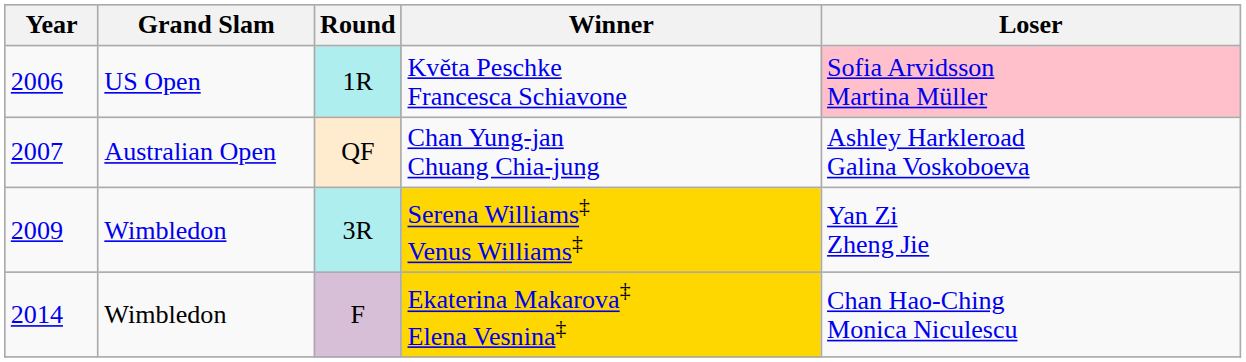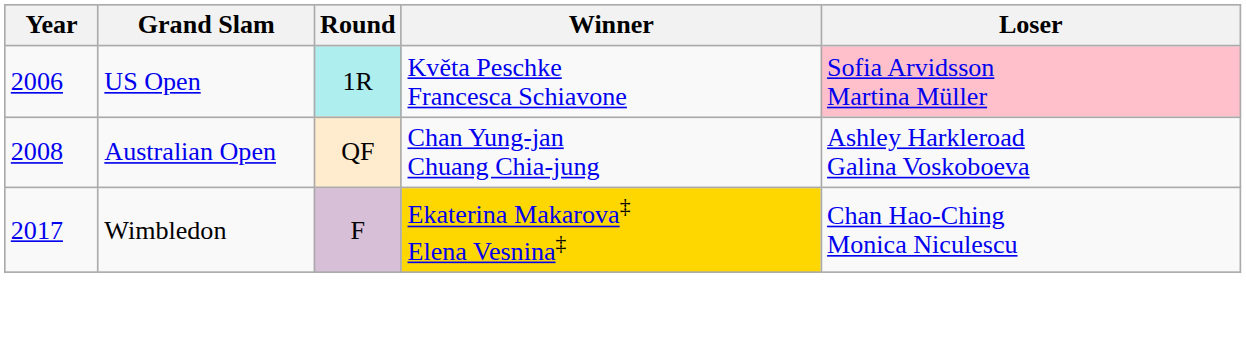(37, 151) 2007 -> (37, 151) 2008
- row: (499, 229)
(37, 314) 2014 -> (37, 229) 2017
